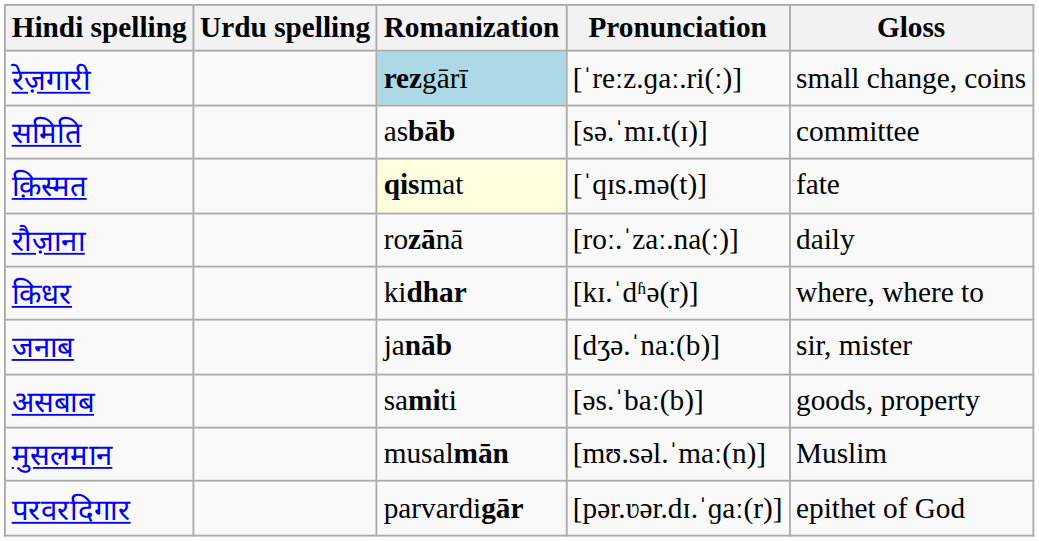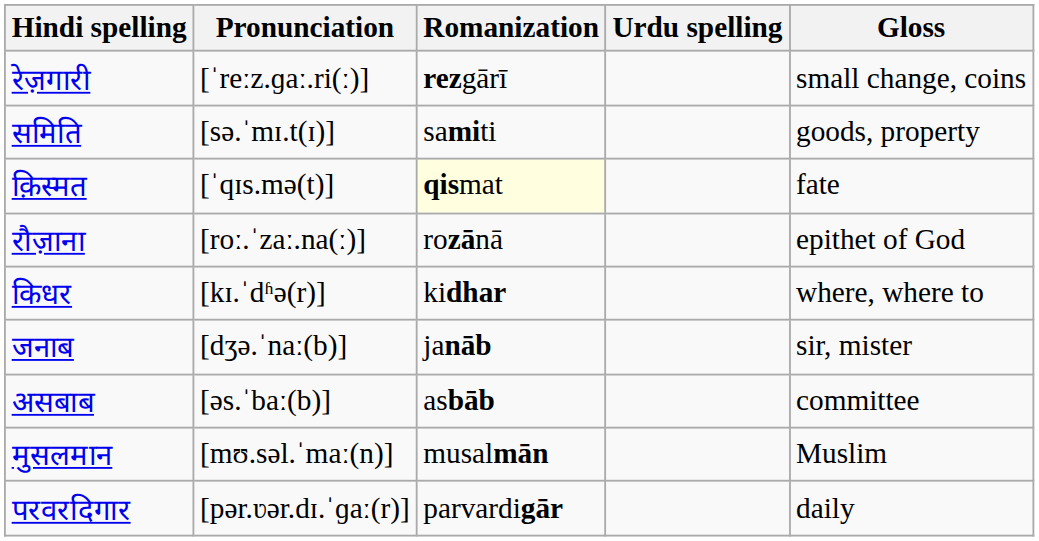columns swapped: (285, 27) <-> (678, 27)
(426, 77) lightblue background -> (465, 77) no background
(419, 131) asbāb -> (460, 131) samiti
(858, 131) committee -> (888, 131) goods, property
(825, 239) daily -> (881, 239) epithet of God
(420, 400) samiti -> (459, 400) asbāb
(888, 400) goods, property -> (858, 400) committee
(881, 507) epithet of God -> (825, 507) daily
